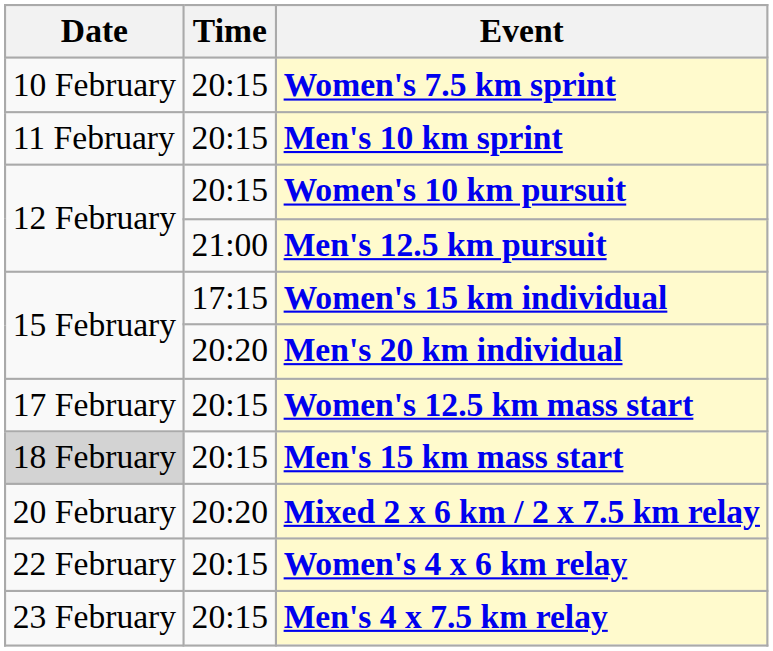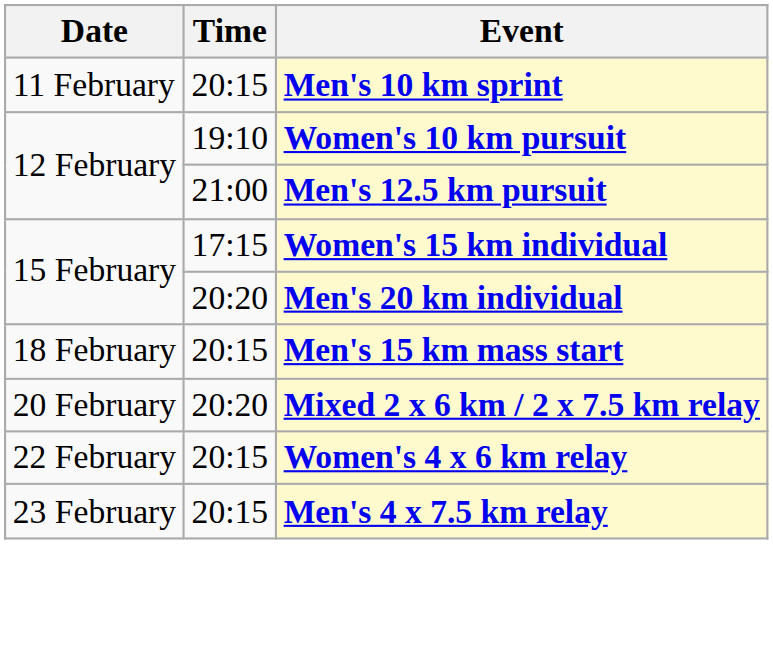- row: (450, 84)
(230, 191) 20:15 -> (230, 137) 19:10
- row: (488, 404)
(94, 457) lightgrey background -> (94, 350) no background
